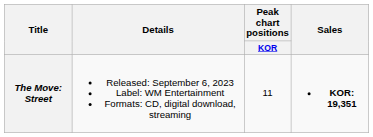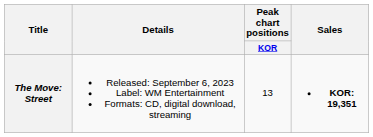(268, 93) 11 -> (268, 93) 13
